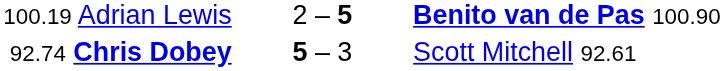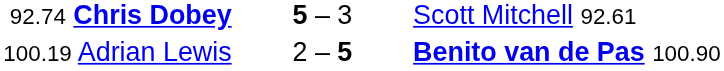rows swapped: (117, 15) <-> (121, 52)
